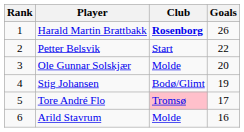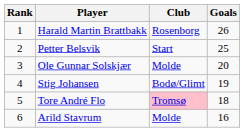(177, 30) bold -> (176, 30) normal
(223, 48) 22 -> (223, 48) 25
(223, 100) 17 -> (223, 100) 18
